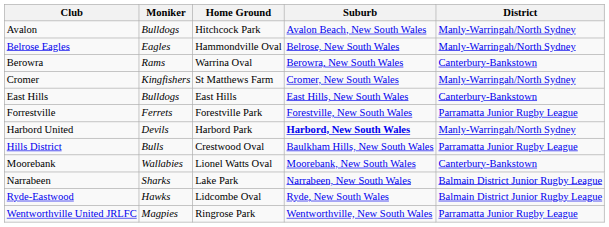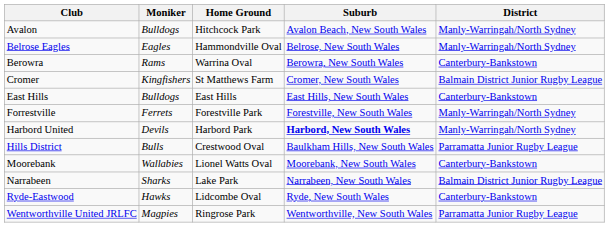(507, 79) Manly-Warringah/North Sydney -> (520, 79) Balmain District Junior Rugby League
(508, 113) Parramatta Junior Rugby League -> (507, 113) Manly-Warringah/North Sydney
(520, 197) Balmain District Junior Rugby League -> (488, 197) Canterbury-Bankstown
